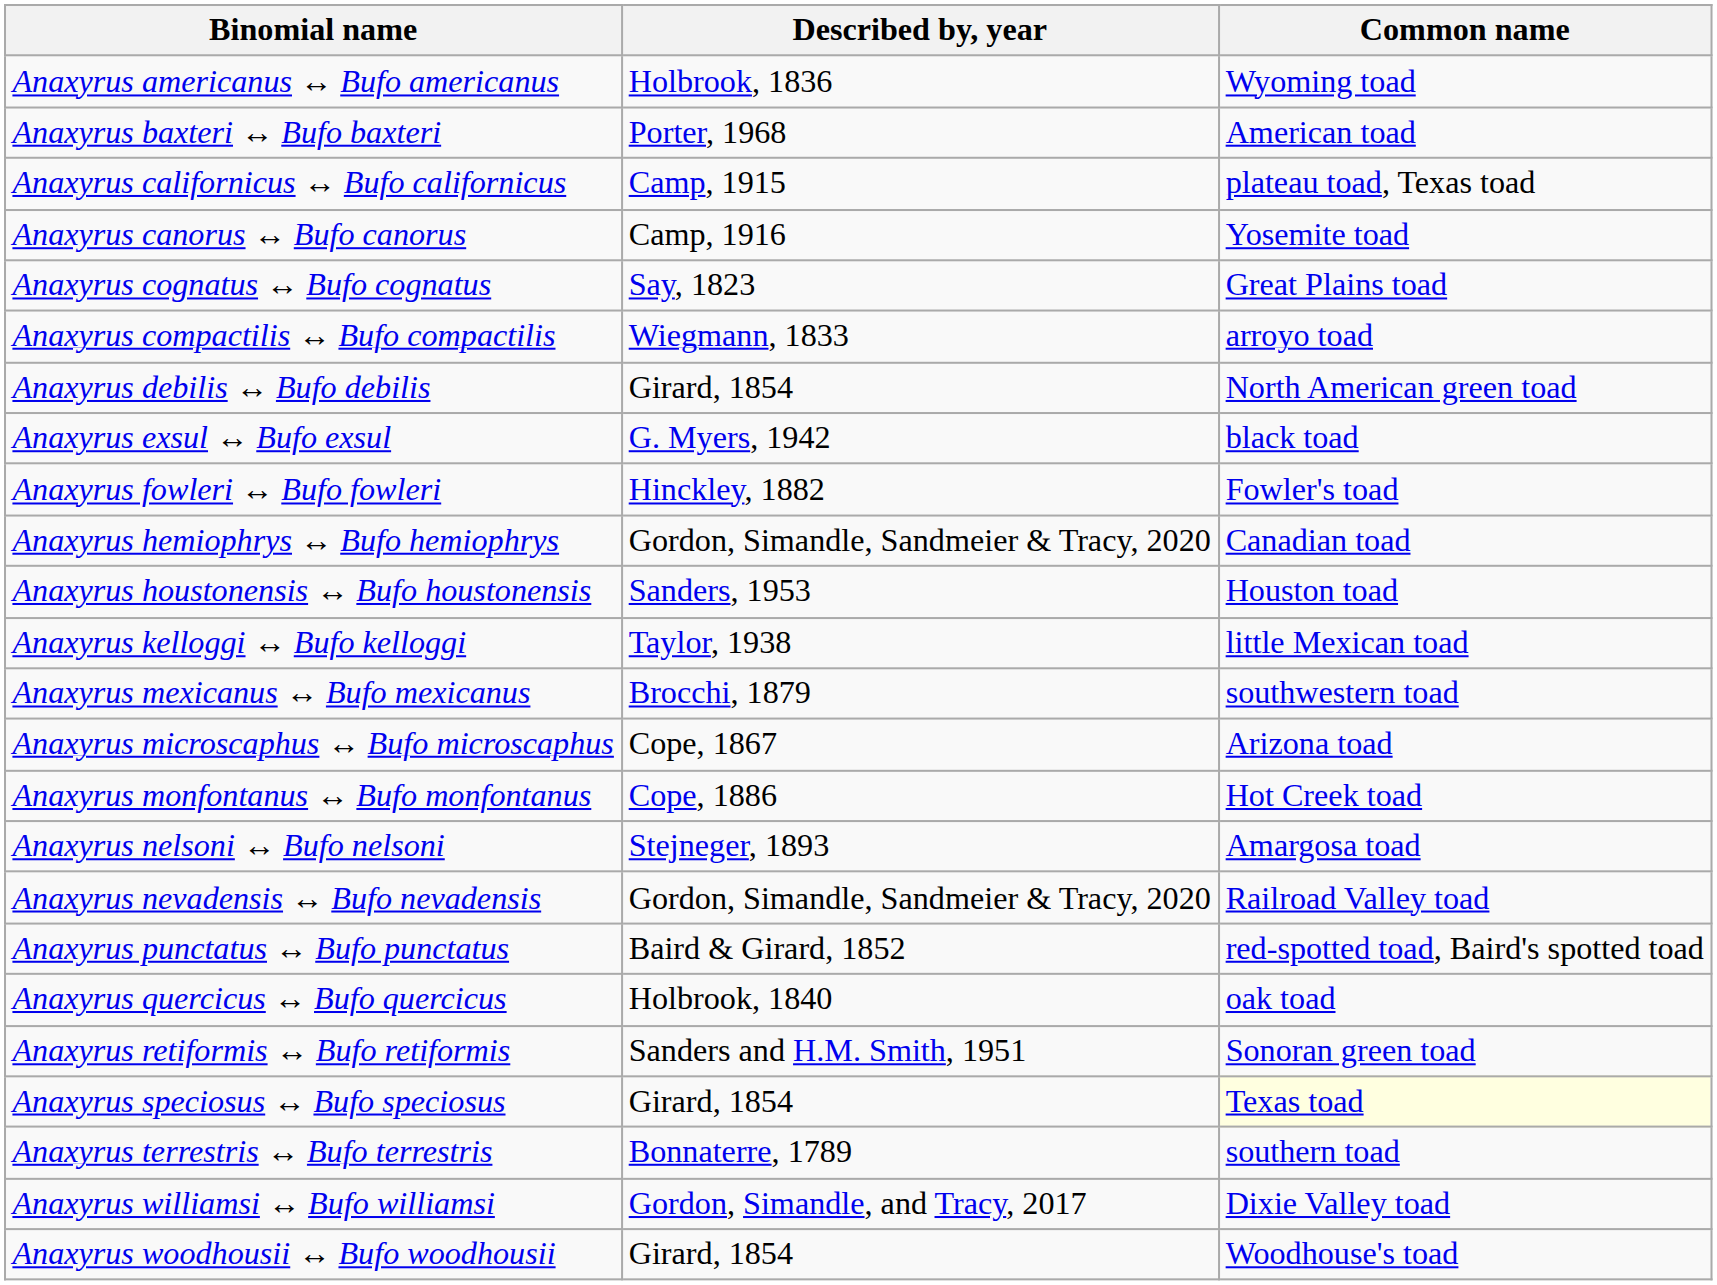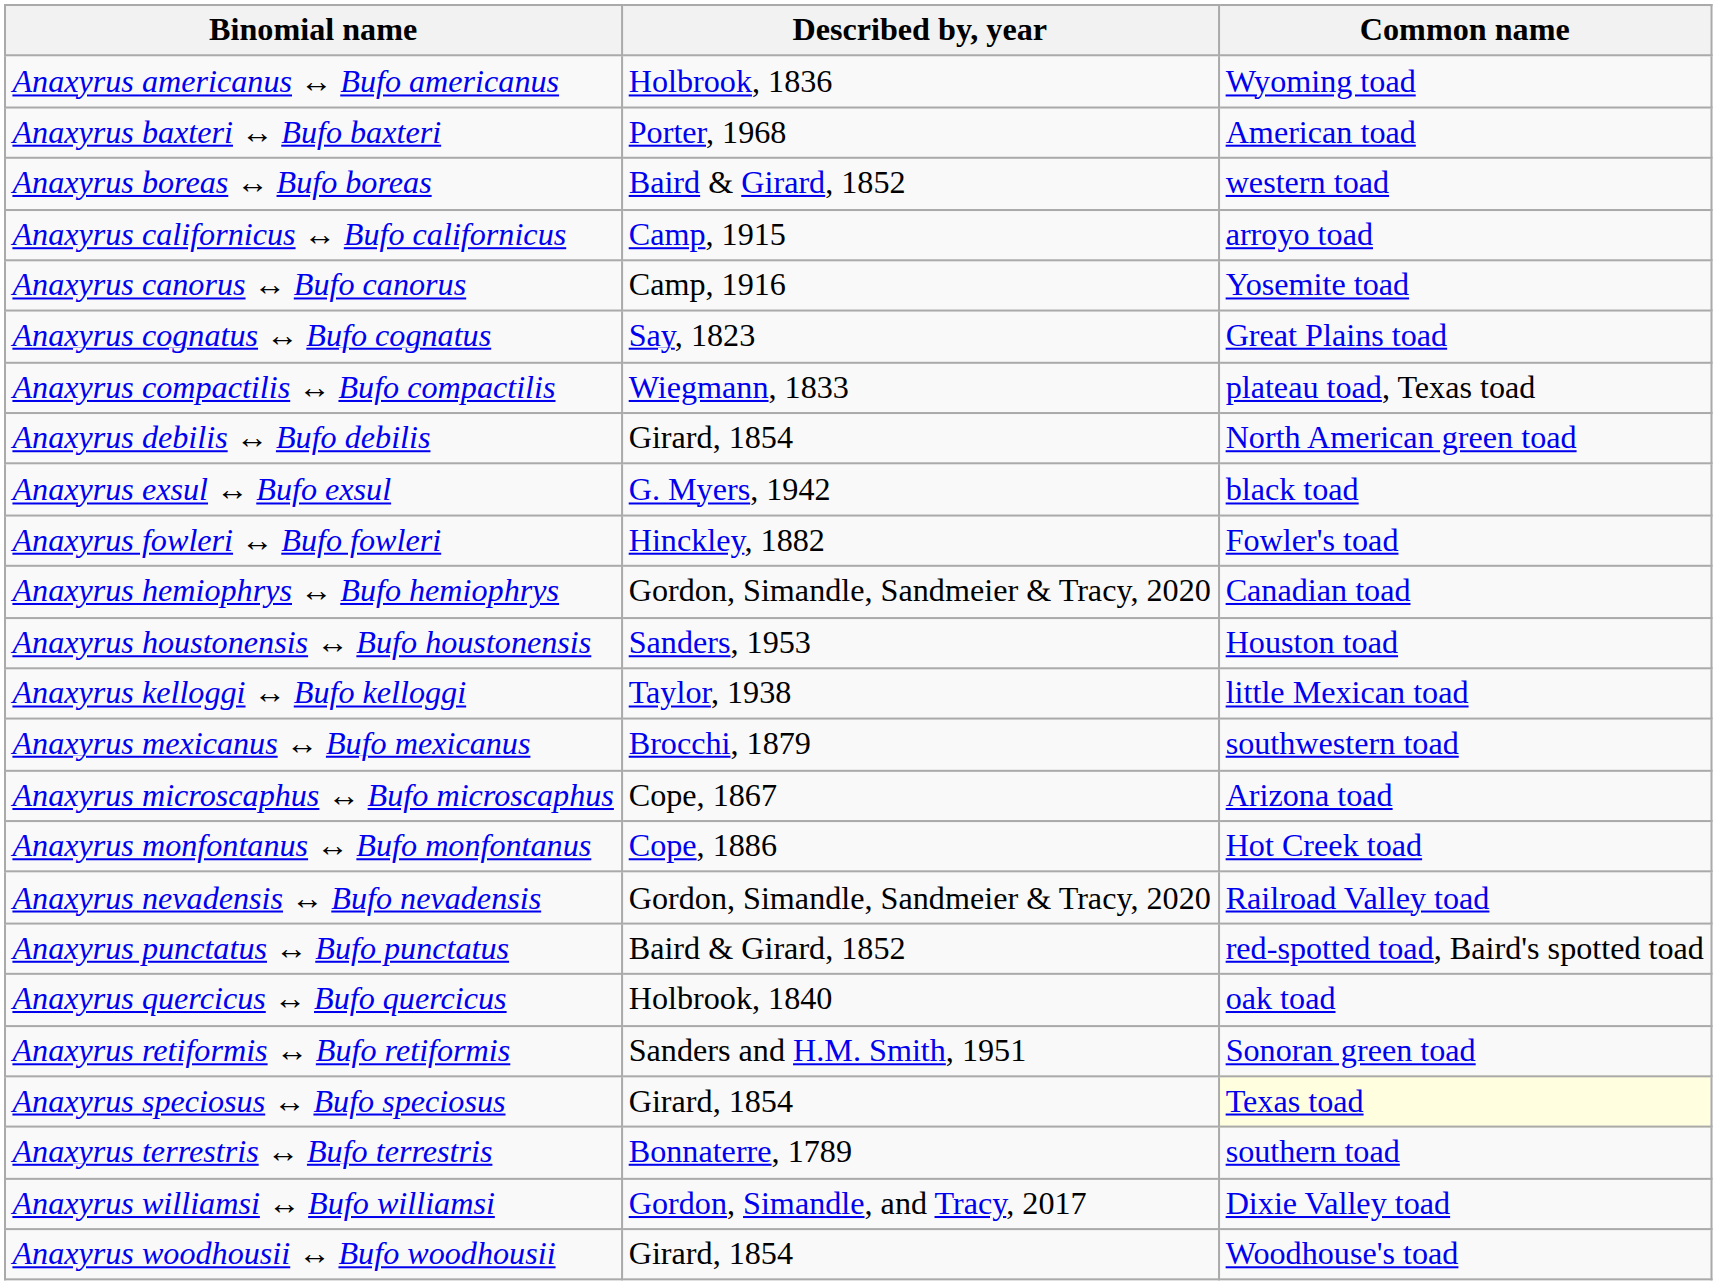+ row: (222, 183)
(1381, 183) plateau toad, Texas toad -> (1299, 234) arroyo toad
(1299, 336) arroyo toad -> (1381, 387) plateau toad, Texas toad
- row: (229, 846)
